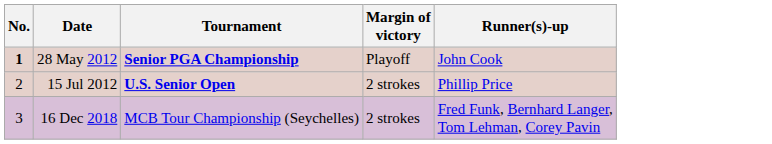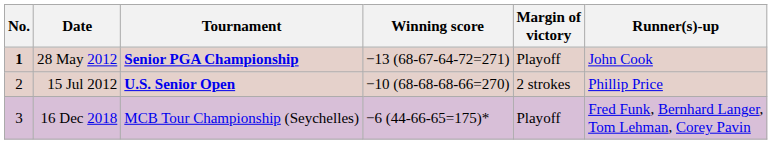+ column: (438, 26)
(393, 118) 2 strokes -> (538, 118) Playoff
